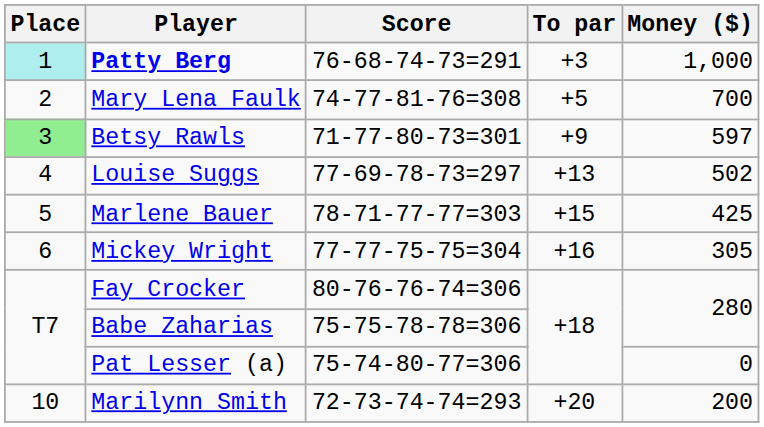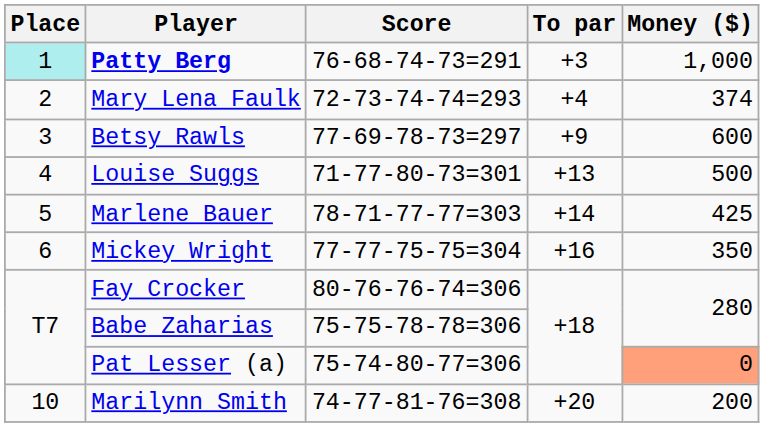(417, 100) 74-77-81-76=308 -> (417, 100) 72-73-74-74=293
(574, 100) +5 -> (574, 100) +4
(732, 100) 700 -> (732, 100) 374
(45, 138) lightgreen background -> (45, 138) no background
(417, 138) 71-77-80-73=301 -> (417, 138) 77-69-78-73=297
(732, 138) 597 -> (732, 138) 600
(417, 176) 77-69-78-73=297 -> (417, 176) 71-77-80-73=301
(732, 176) 502 -> (732, 176) 500
(574, 213) +15 -> (574, 213) +14
(732, 251) 305 -> (732, 251) 350
(746, 365) no background -> (746, 365) lightsalmon background
(417, 403) 72-73-74-74=293 -> (417, 403) 74-77-81-76=308
